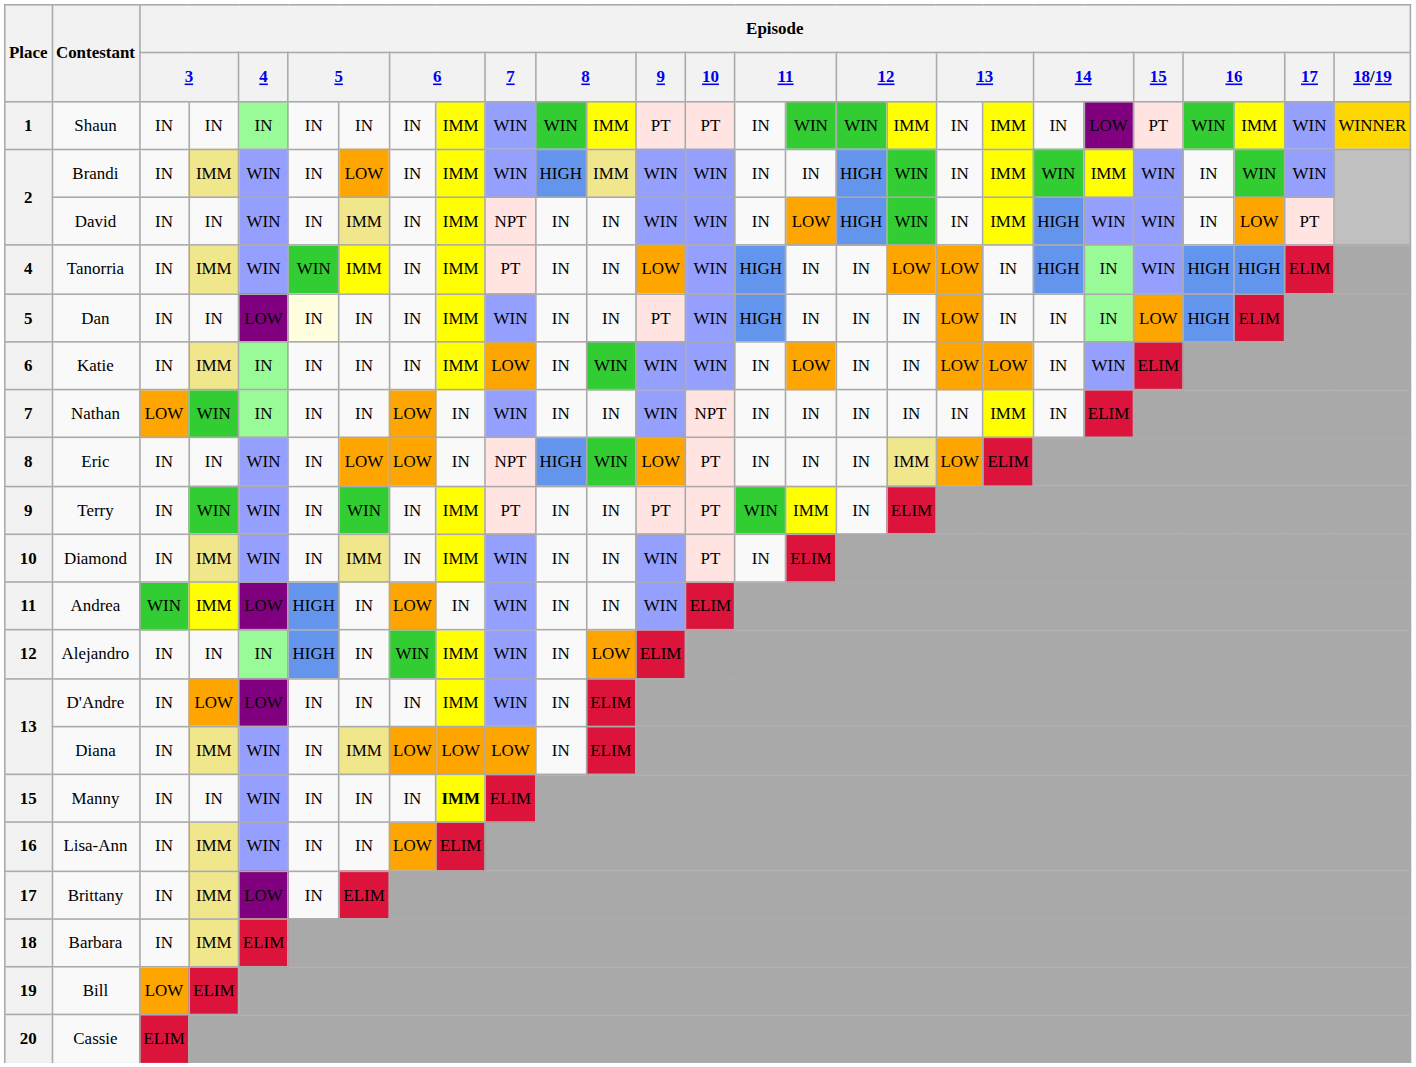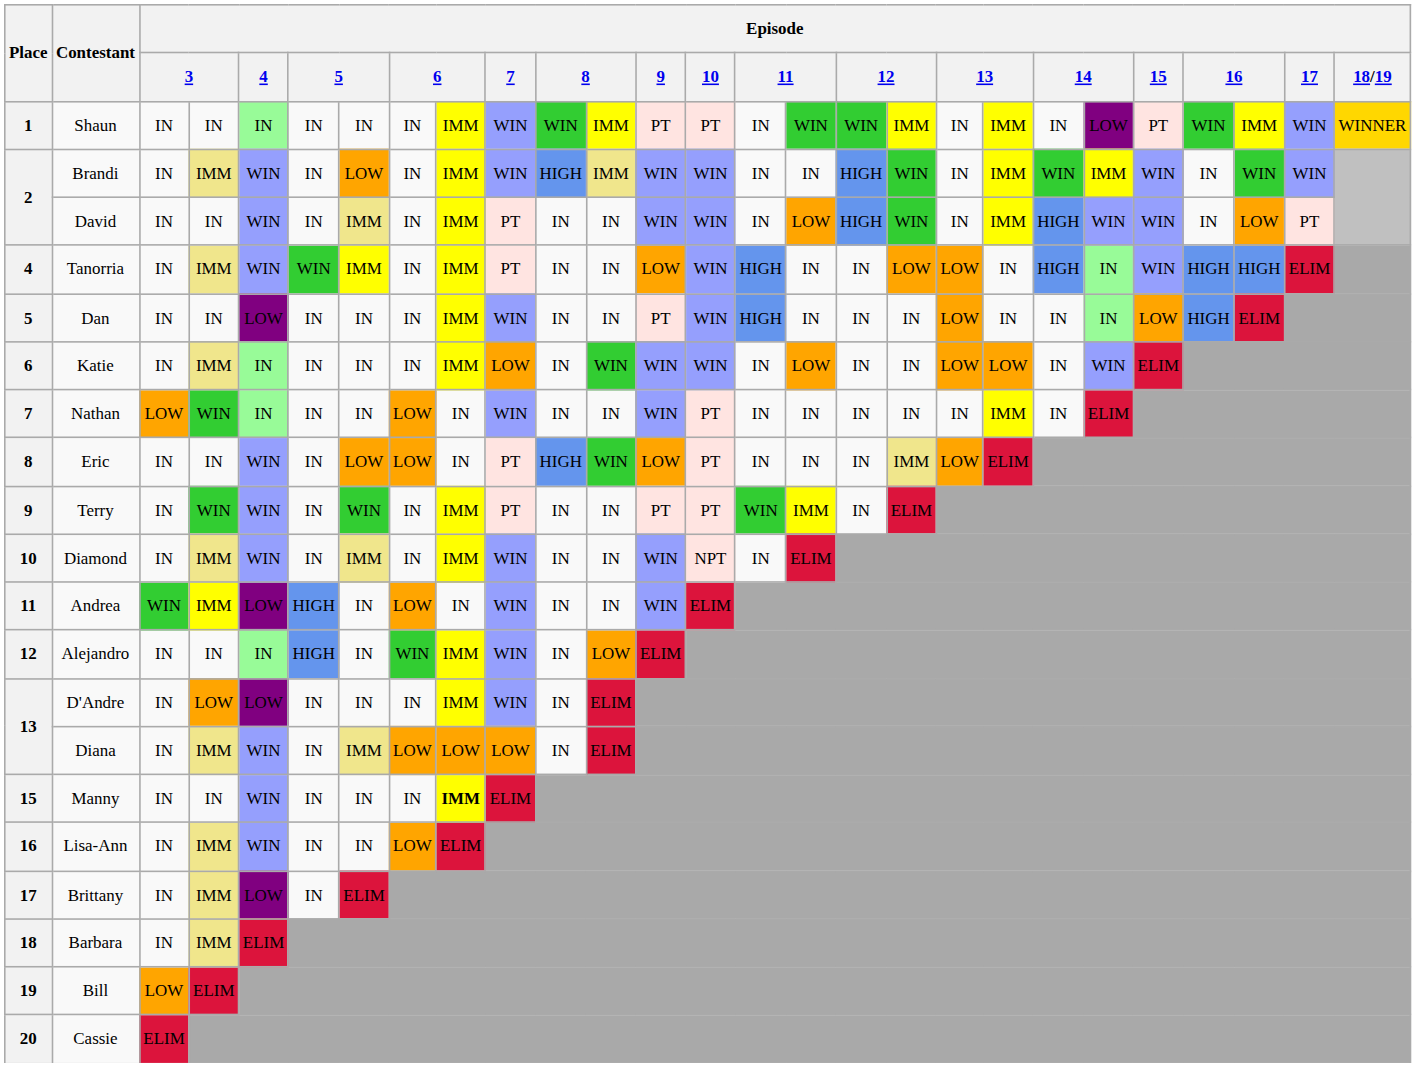(510, 221) NPT -> (510, 221) PT
(314, 317) lightyellow background -> (314, 317) no background
(710, 413) NPT -> (710, 413) PT
(510, 461) NPT -> (510, 461) PT
(710, 558) PT -> (710, 558) NPT
